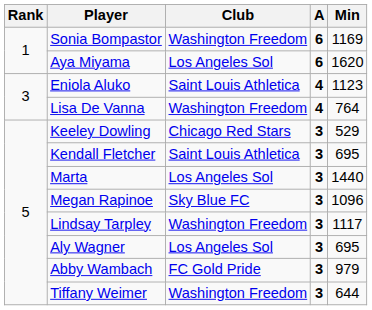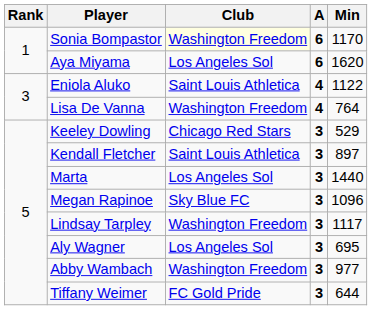(238, 39) no background -> (238, 39) lightyellow background
(347, 39) 1169 -> (347, 39) 1170
(347, 85) 1123 -> (347, 85) 1122
(347, 154) 695 -> (347, 154) 897
(215, 270) FC Gold Pride -> (238, 270) Washington Freedom
(347, 270) 979 -> (347, 270) 977
(238, 293) Washington Freedom -> (215, 293) FC Gold Pride
